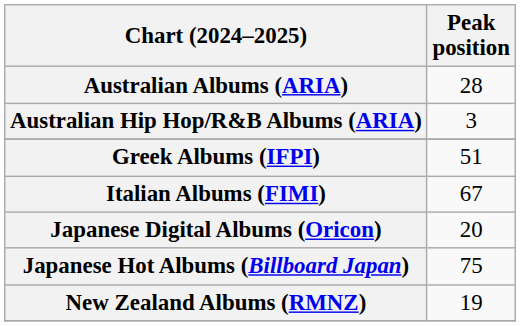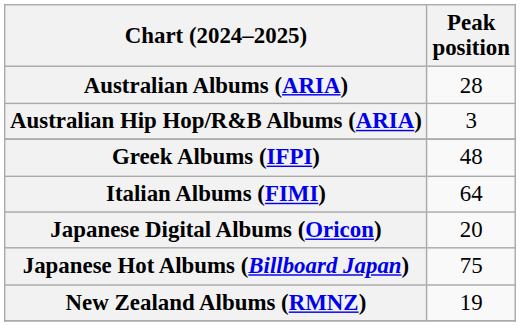(471, 157) 51 -> (471, 157) 48
(471, 193) 67 -> (471, 193) 64
